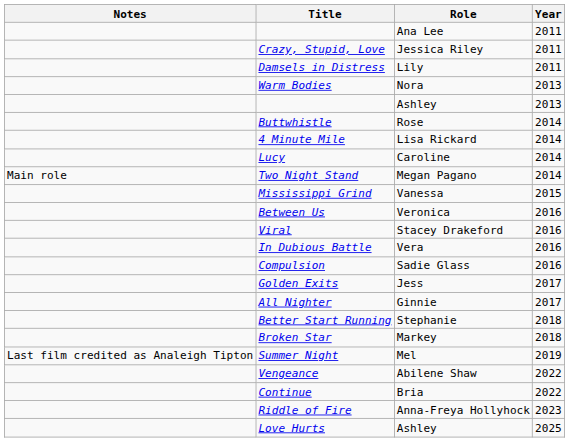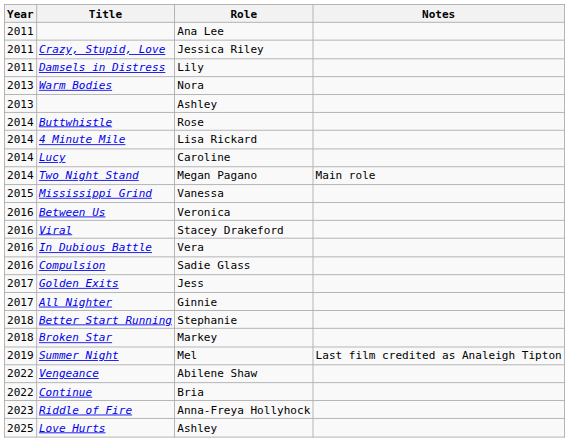columns swapped: (548, 13) <-> (130, 13)
